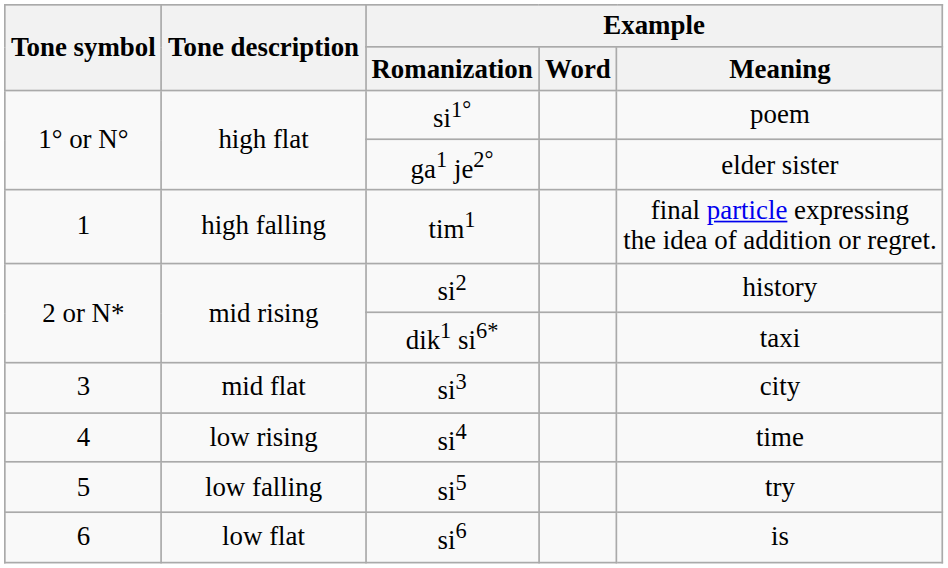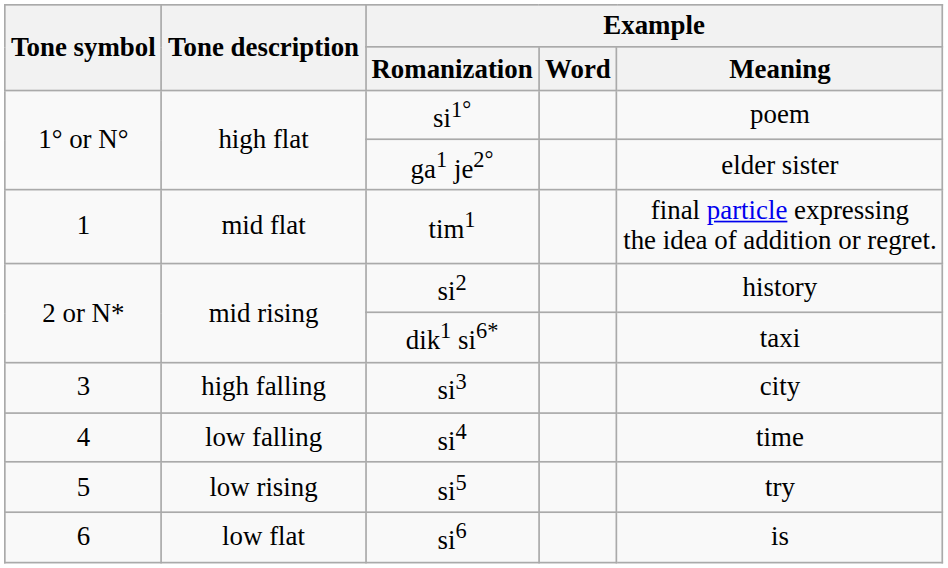(264, 225) high falling -> (264, 225) mid flat
(264, 387) mid flat -> (264, 387) high falling
(264, 437) low rising -> (264, 437) low falling
(264, 486) low falling -> (264, 486) low rising
